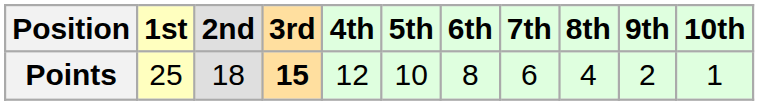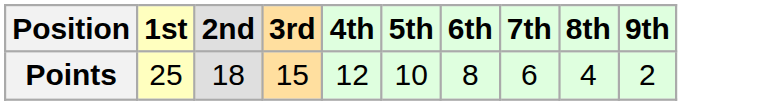- column: (715, 28)
(292, 75) bold -> (292, 75) normal
